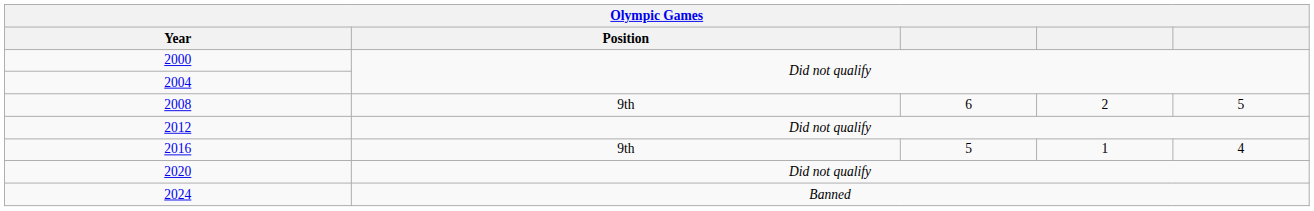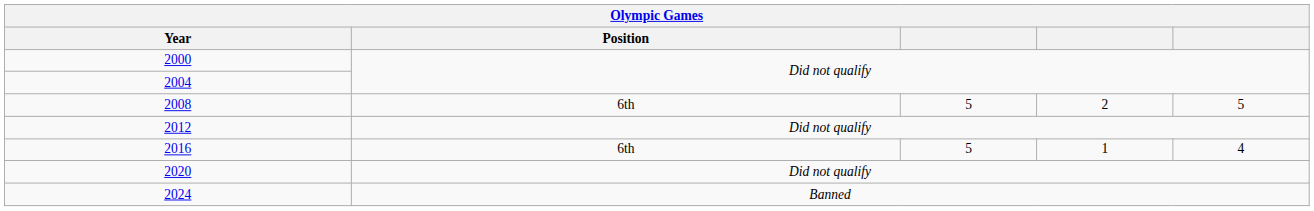(626, 105) 9th -> (626, 105) 6th
(969, 105) 6 -> (969, 105) 5
(626, 150) 9th -> (626, 150) 6th
